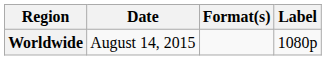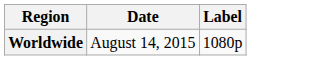- column: (237, 17)
